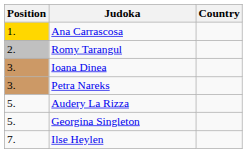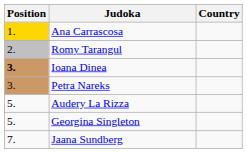(11, 67) normal -> (11, 67) bold
- row: (77, 139)
+ row: (87, 139)
